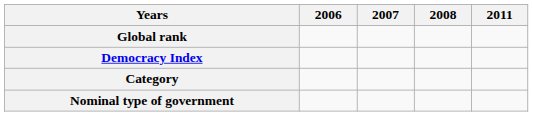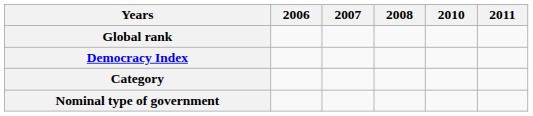+ column: (451, 15)
